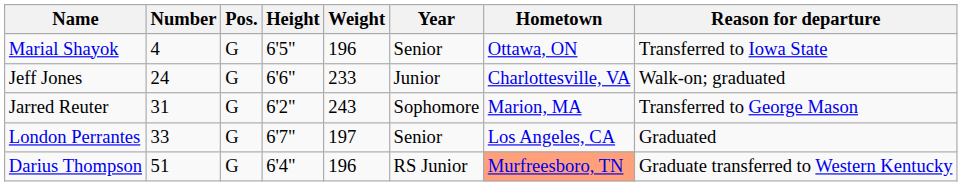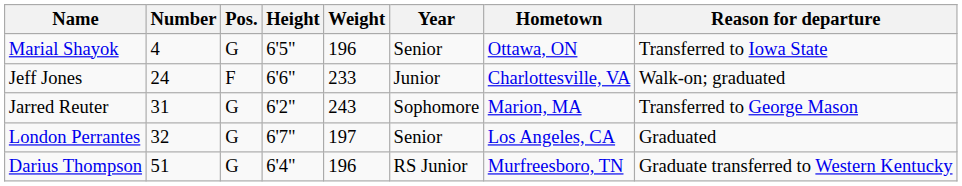(232, 78) G -> (230, 78) F
(160, 136) 33 -> (160, 136) 32
(556, 166) lightsalmon background -> (556, 166) no background
